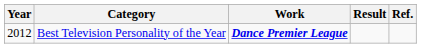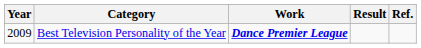(19, 33) 2012 -> (19, 33) 2009
